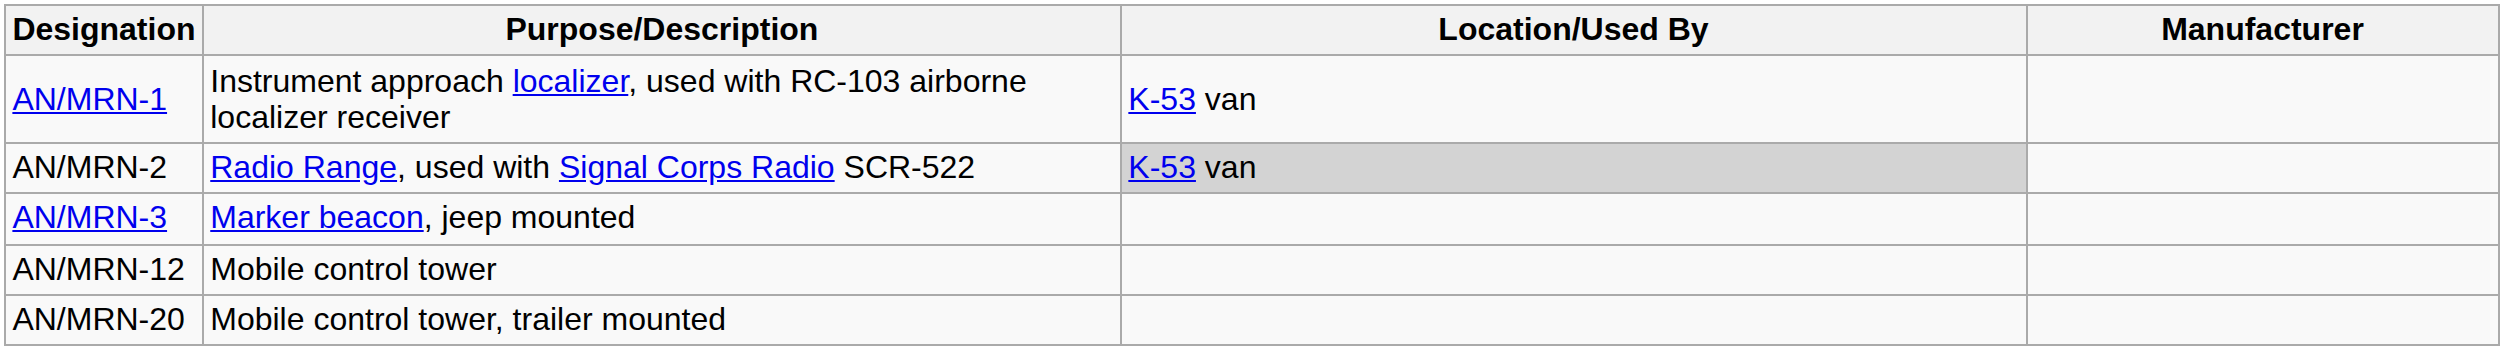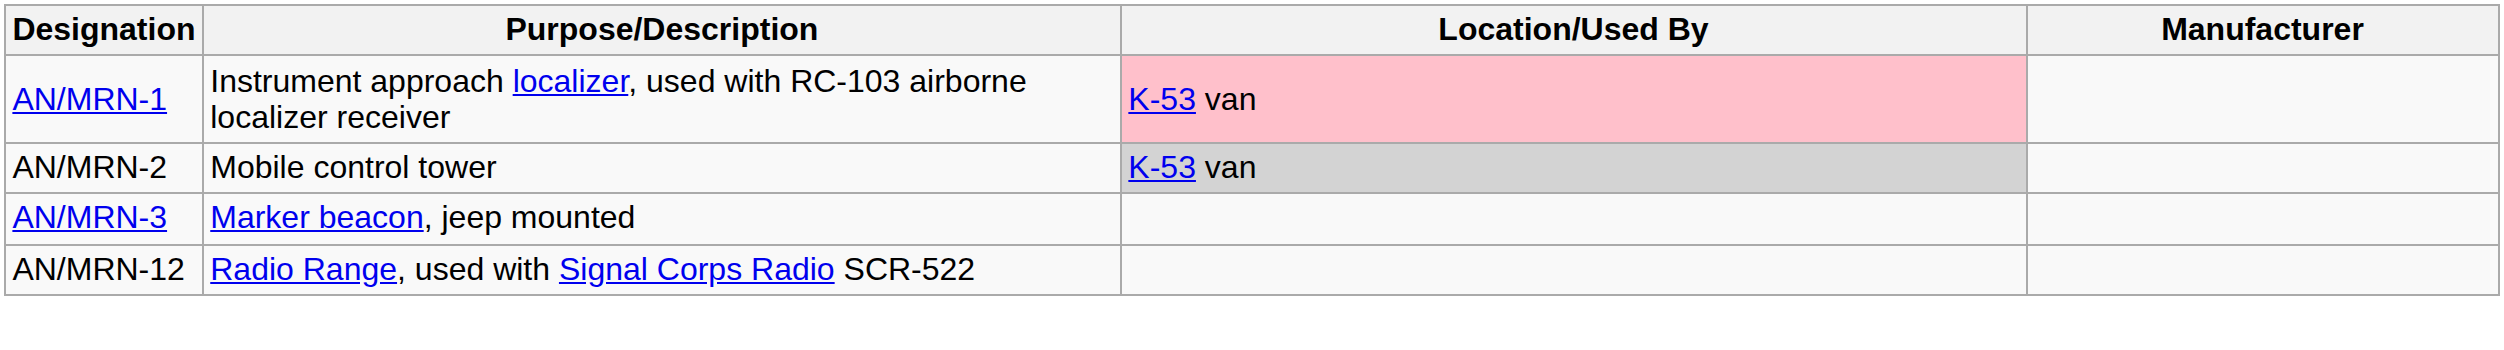(1192, 98) no background -> (1192, 98) pink background
(593, 167) Radio Range, used with Signal Corps Radio SCR-522 -> (353, 167) Mobile control tower
(353, 268) Mobile control tower -> (593, 268) Radio Range, used with Signal Corps Radio SCR-522
- row: (99, 319)
